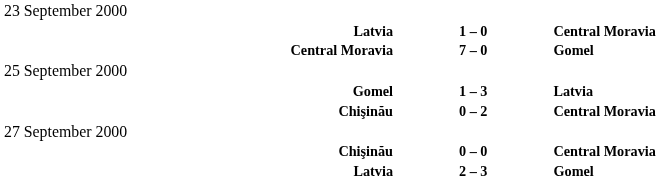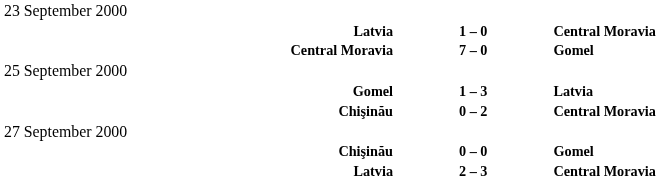(605, 151) Central Moravia -> (574, 151) Gomel
(574, 171) Gomel -> (605, 171) Central Moravia
